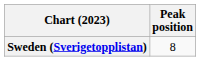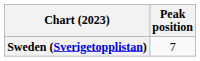(173, 46) 8 -> (173, 46) 7
